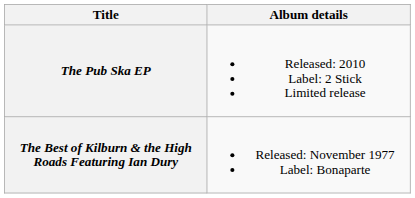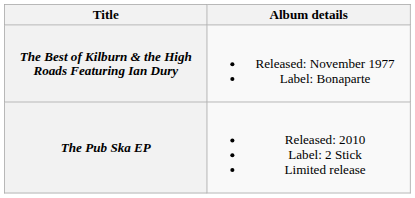rows swapped: (106, 154) <-> (106, 70)
